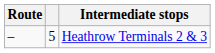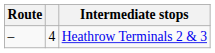(52, 36) 5 -> (52, 36) 4
